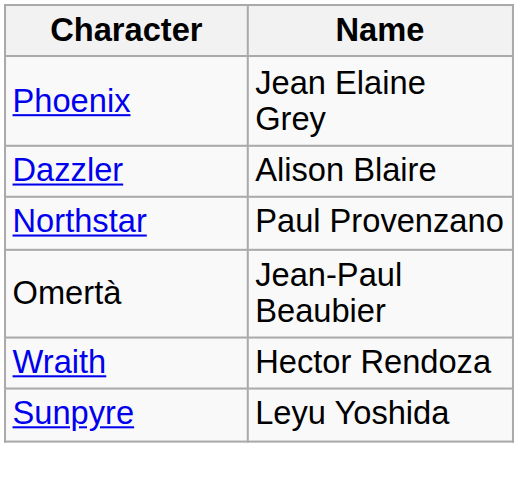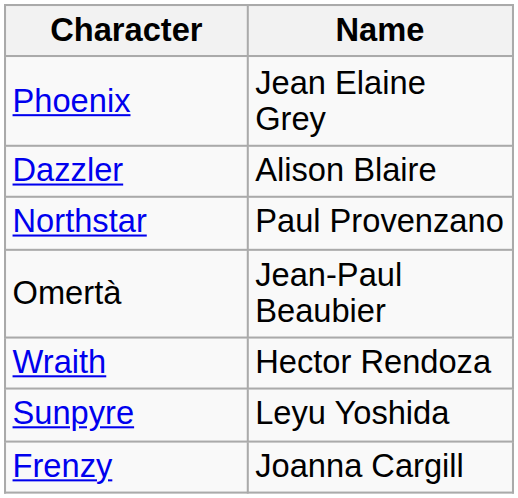+ row: (62, 466)
